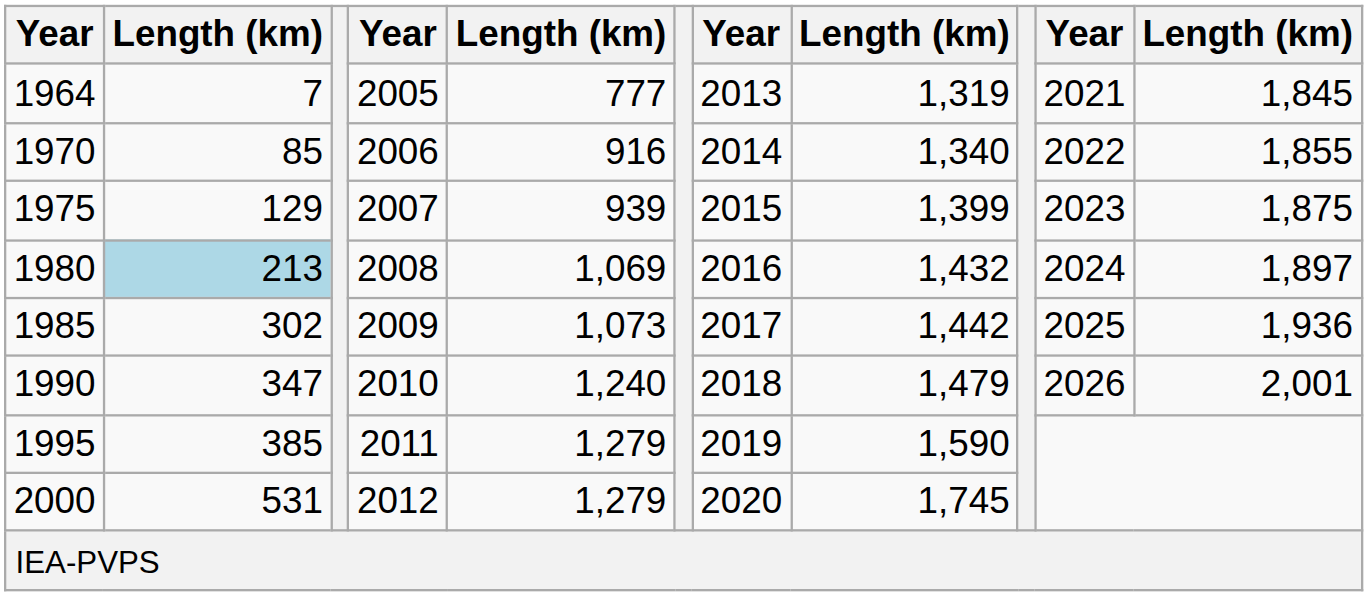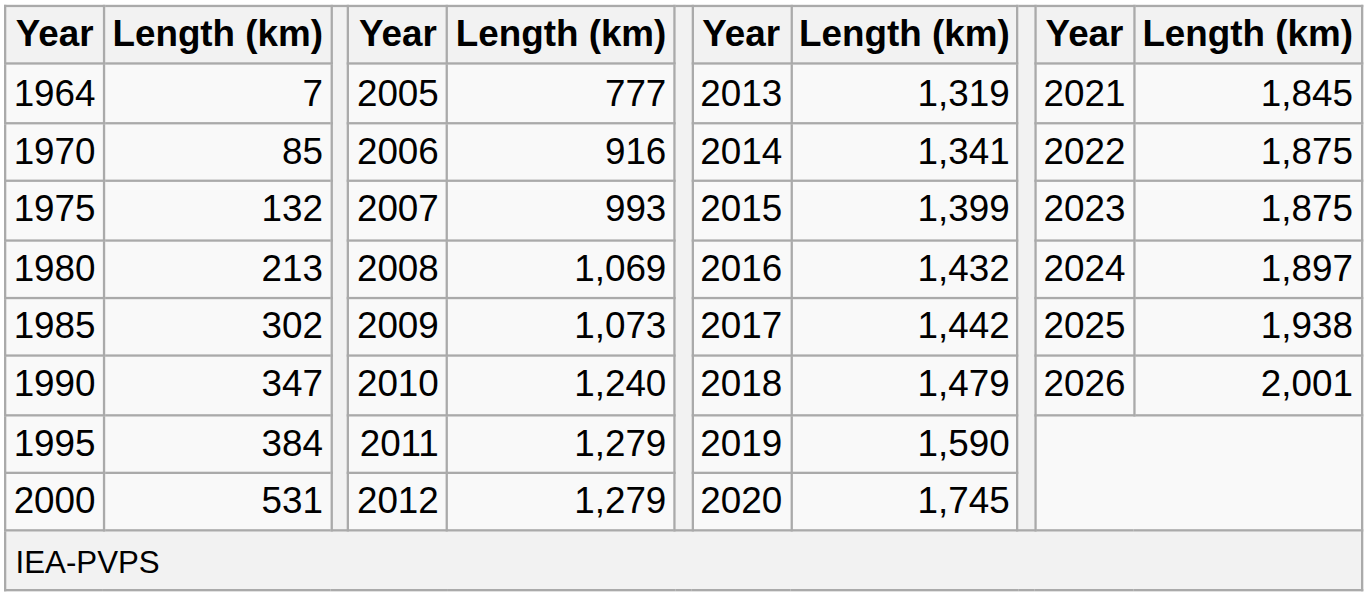(964, 151) 1,340 -> (964, 151) 1,341
(1307, 151) 1,855 -> (1307, 151) 1,875
(292, 209) 129 -> (292, 209) 132
(636, 209) 939 -> (636, 209) 993
(292, 267) lightblue background -> (292, 267) no background
(1307, 326) 1,936 -> (1307, 326) 1,938
(292, 443) 385 -> (292, 443) 384
